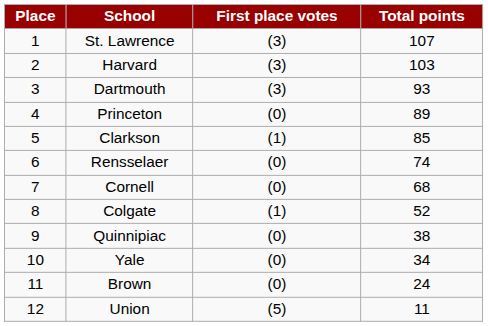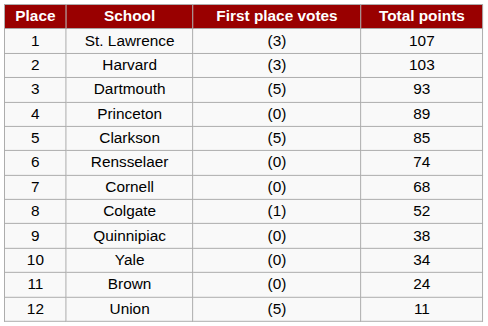(277, 89) (3) -> (277, 89) (5)
(277, 138) (1) -> (277, 138) (5)
